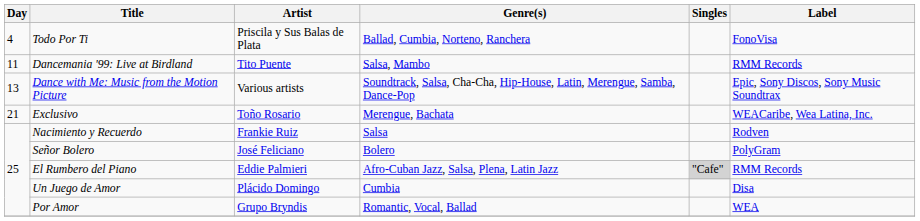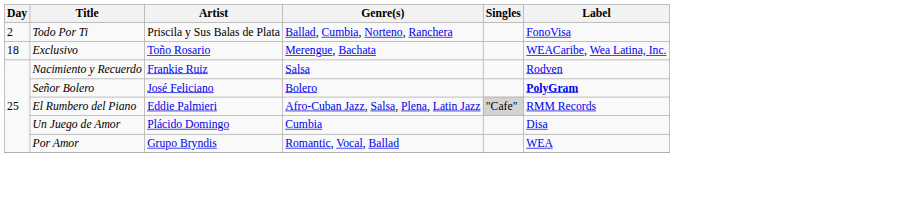(10, 38) 4 -> (10, 32) 2
- row: (112, 63)
- row: (125, 89)
(13, 114) 21 -> (13, 50) 18
(756, 151) normal -> (552, 87) bold
